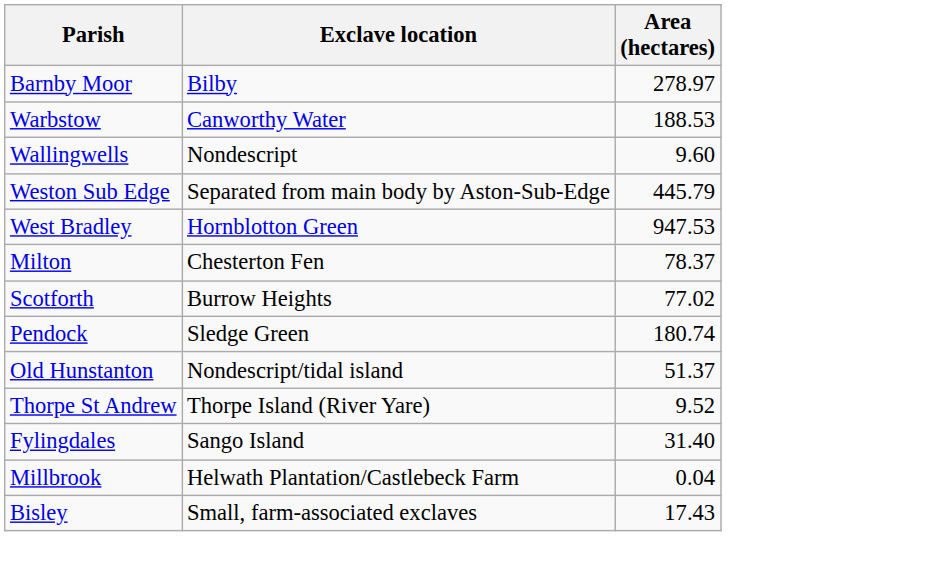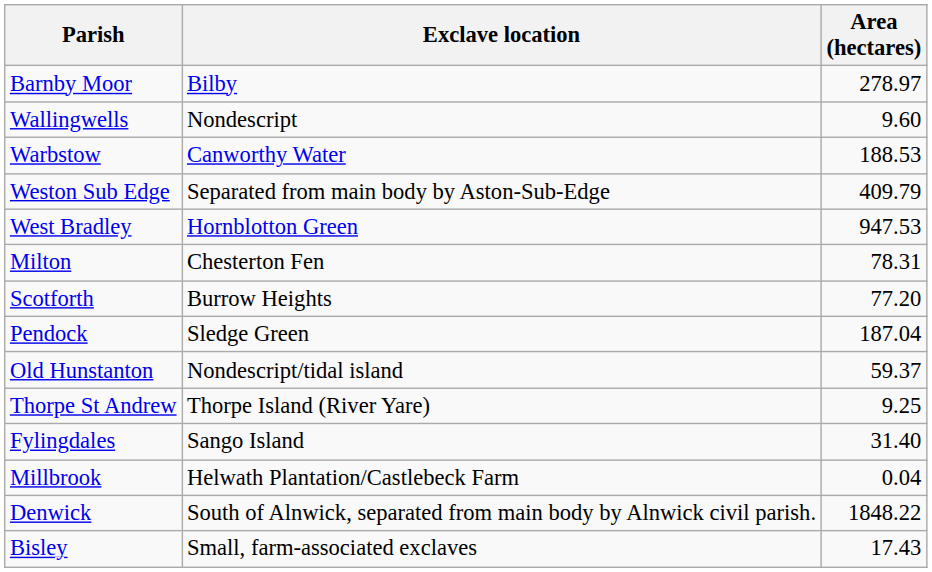rows swapped: (69, 155) <-> (55, 119)
(684, 190) 445.79 -> (890, 190) 409.79
(690, 262) 78.37 -> (896, 262) 78.31
(690, 298) 77.02 -> (896, 298) 77.20
(684, 333) 180.74 -> (890, 333) 187.04
(690, 369) 51.37 -> (896, 369) 59.37
(695, 405) 9.52 -> (902, 405) 9.25
+ row: (51, 512)
